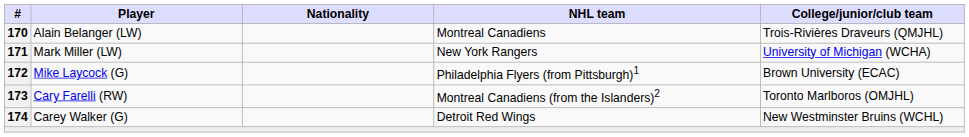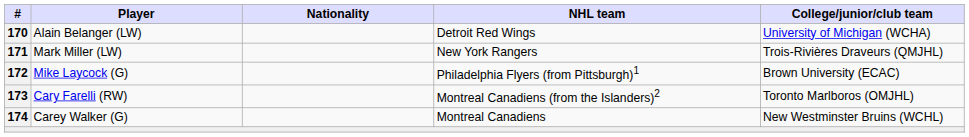(491, 33) Montreal Canadiens -> (486, 33) Detroit Red Wings
(853, 33) Trois-Rivières Draveurs (QMJHL) -> (847, 33) University of Michigan (WCHA)
(847, 52) University of Michigan (WCHA) -> (853, 52) Trois-Rivières Draveurs (QMJHL)
(486, 117) Detroit Red Wings -> (491, 117) Montreal Canadiens
